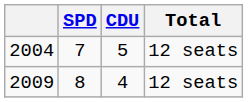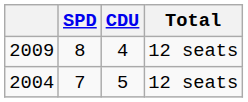rows swapped: (32, 82) <-> (32, 51)
